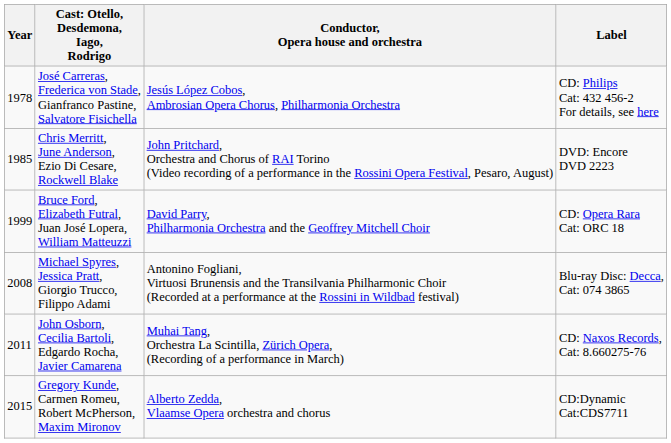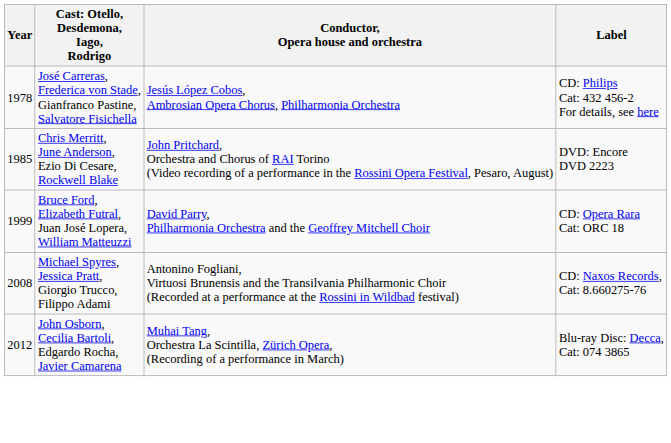(611, 283) Blu-ray Disc: Decca, Cat: 074 3865 -> (610, 283) CD: Naxos Records, Cat: 8.660275-76
(20, 345) 2011 -> (20, 345) 2012
(610, 345) CD: Naxos Records, Cat: 8.660275-76 -> (611, 345) Blu-ray Disc: Decca, Cat: 074 3865
- row: (87, 406)
